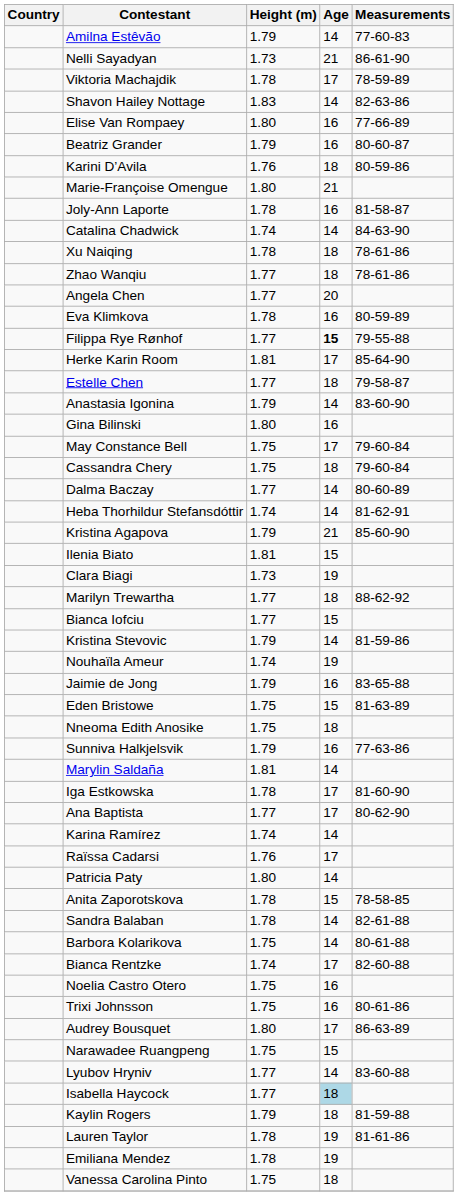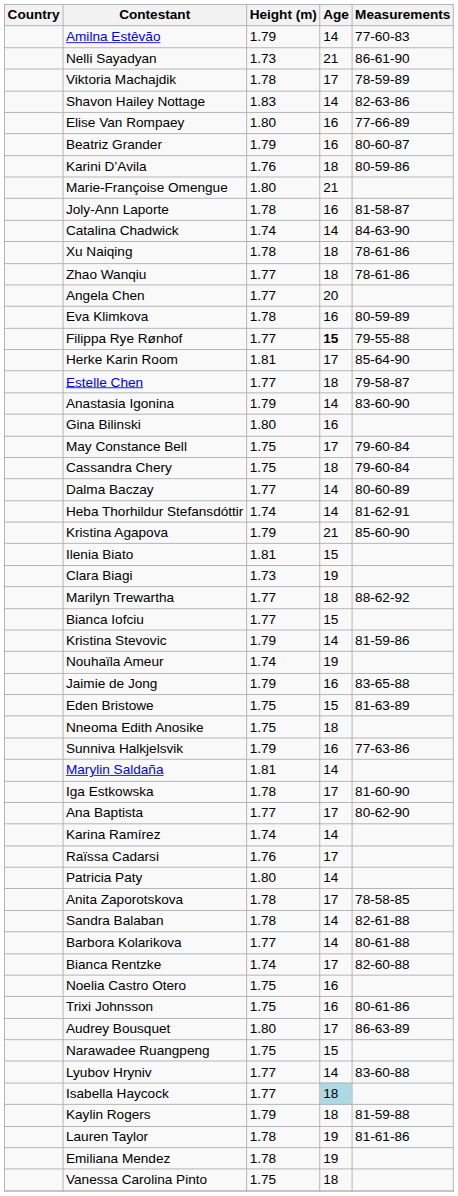(331, 899) 15 -> (331, 899) 17
(263, 942) 1.75 -> (263, 942) 1.77
